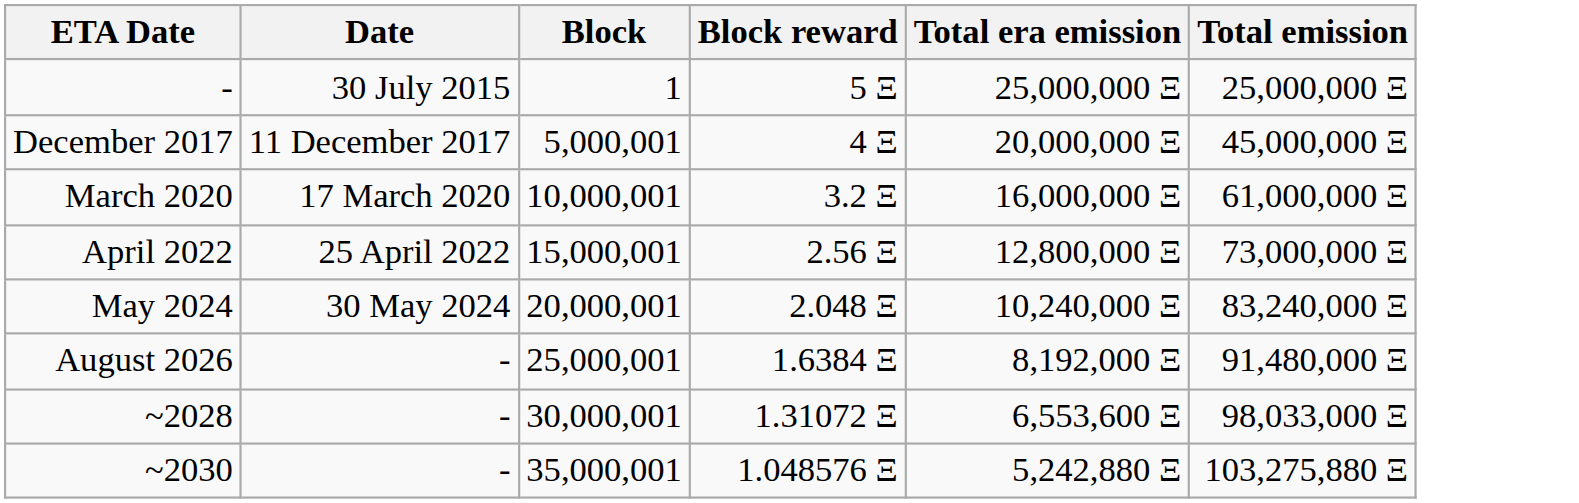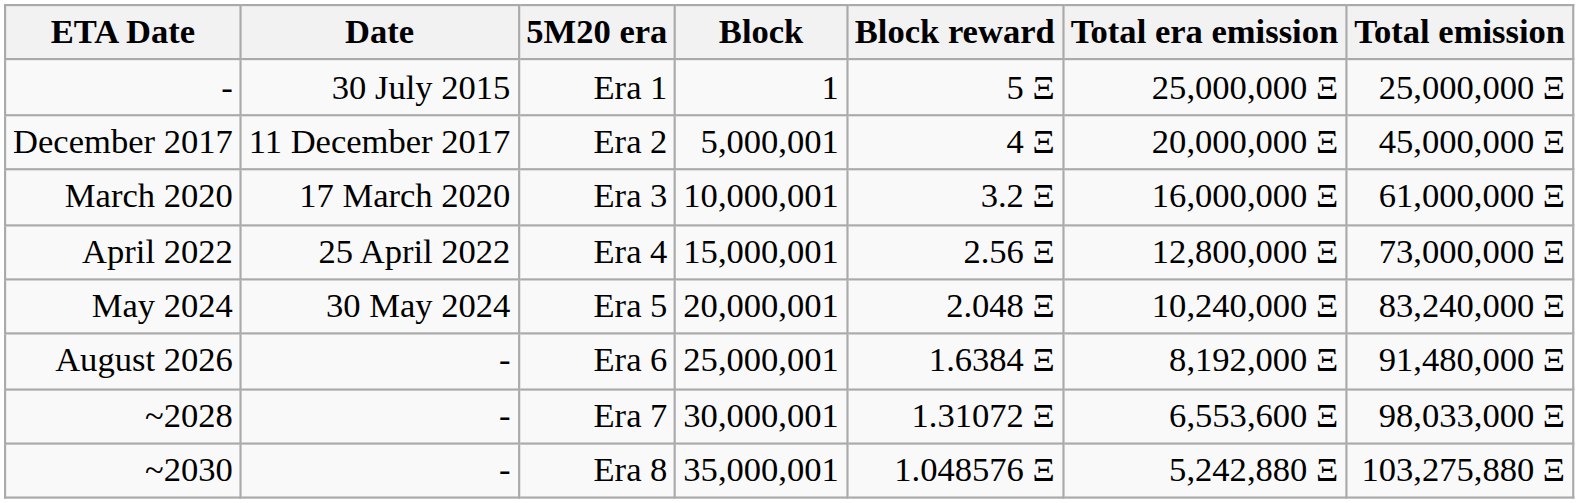+ column: (597, 31)
